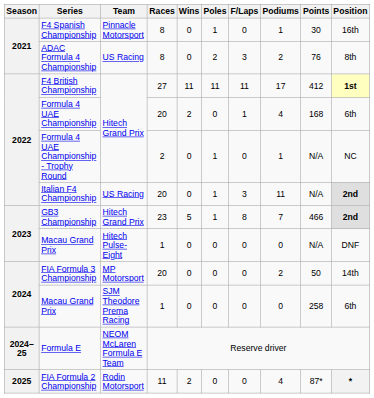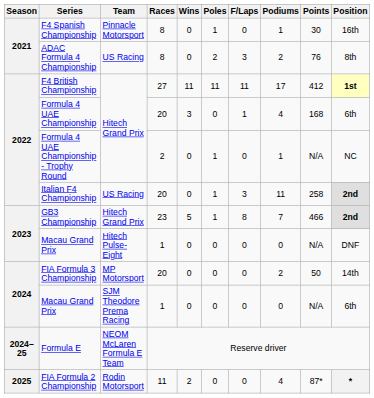(189, 114) 2 -> (189, 114) 3
(316, 194) N/A -> (316, 194) 258
(316, 306) 258 -> (316, 306) N/A
